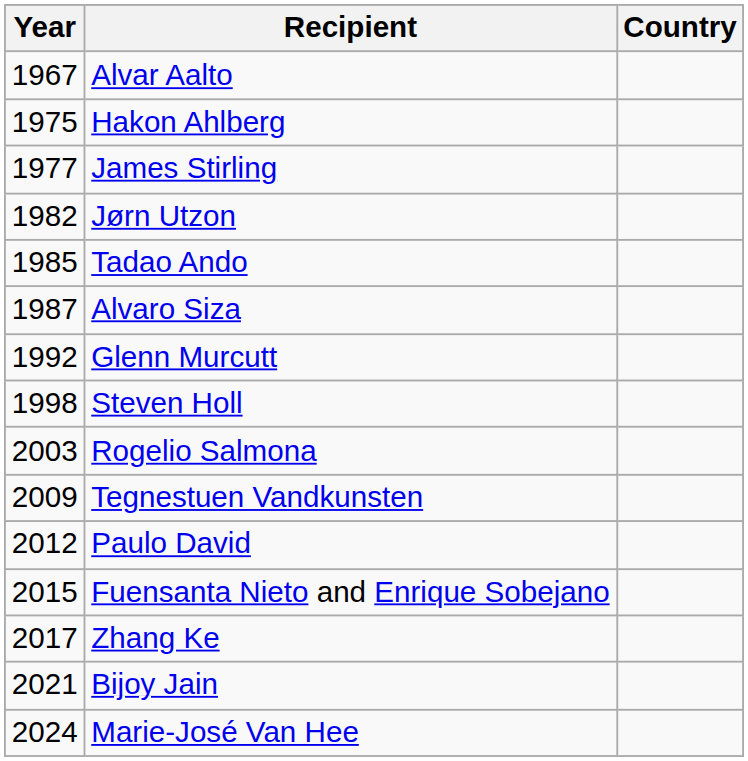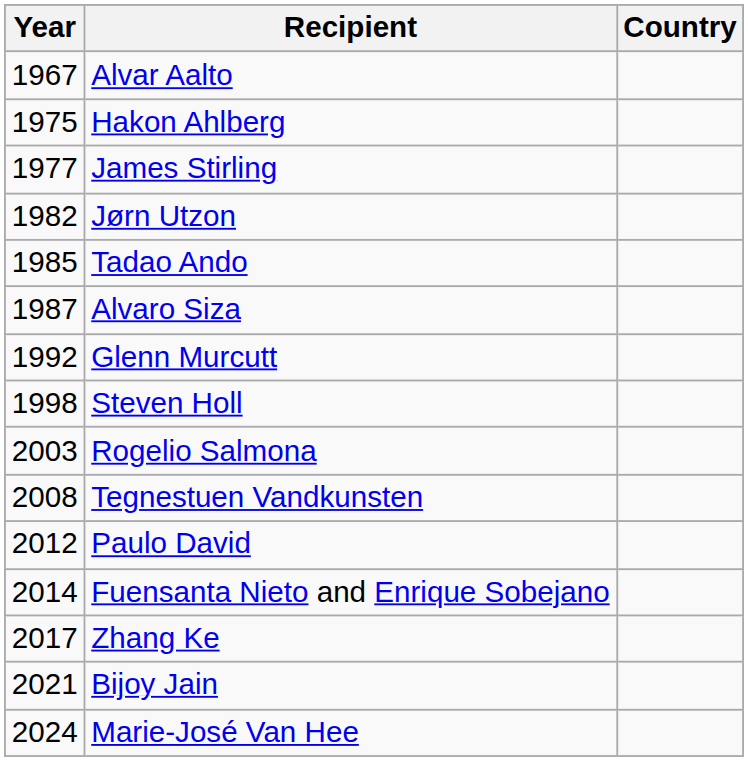(45, 497) 2009 -> (45, 497) 2008
(45, 591) 2015 -> (45, 591) 2014
